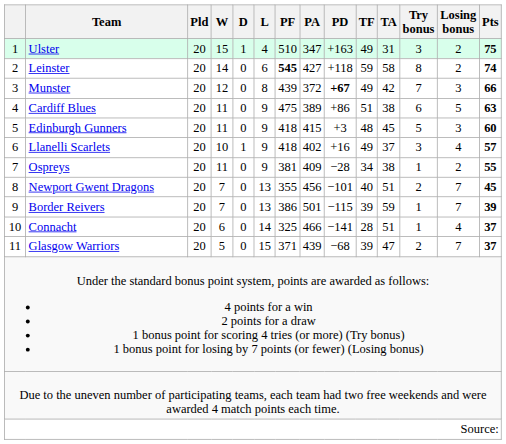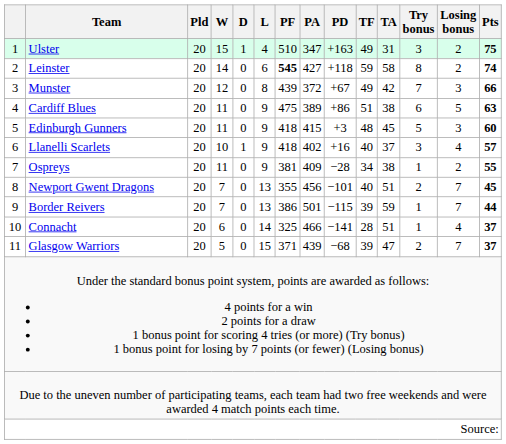(340, 88) bold -> (340, 88) normal
(367, 147) 49 -> (367, 147) 40
(490, 207) 39 -> (490, 207) 44
